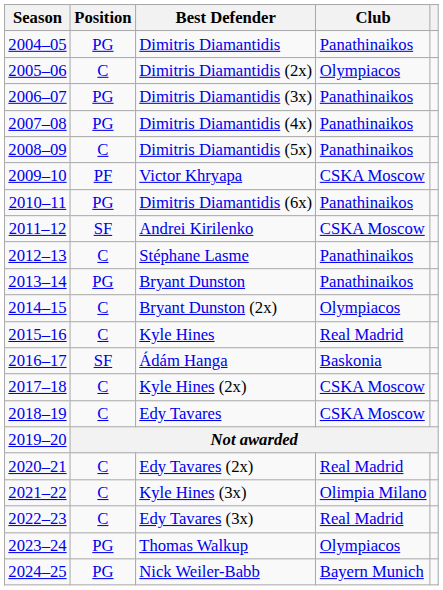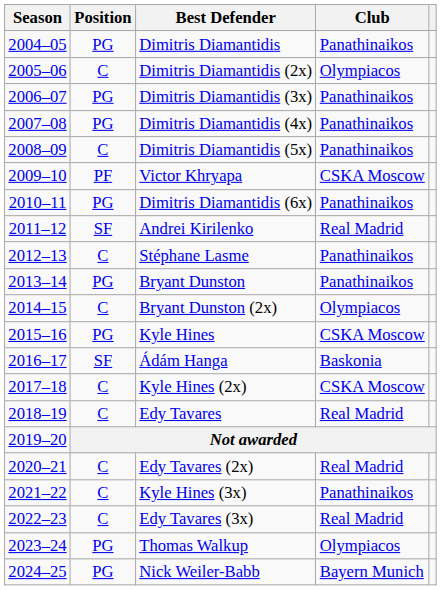(372, 228) CSKA Moscow -> (362, 228) Real Madrid
(103, 334) C -> (103, 334) PG
(362, 334) Real Madrid -> (372, 334) CSKA Moscow
(372, 413) CSKA Moscow -> (362, 413) Real Madrid
(373, 492) Olimpia Milano -> (366, 492) Panathinaikos
